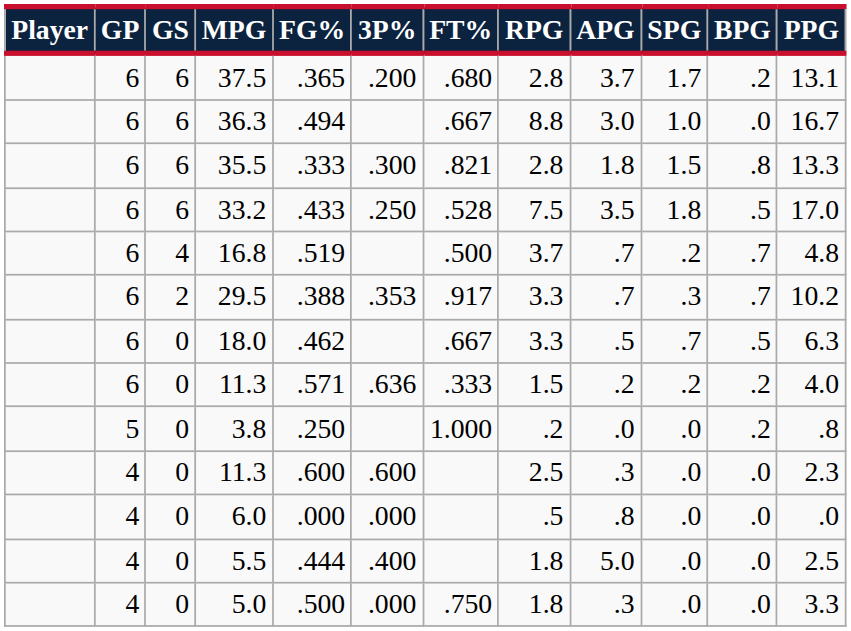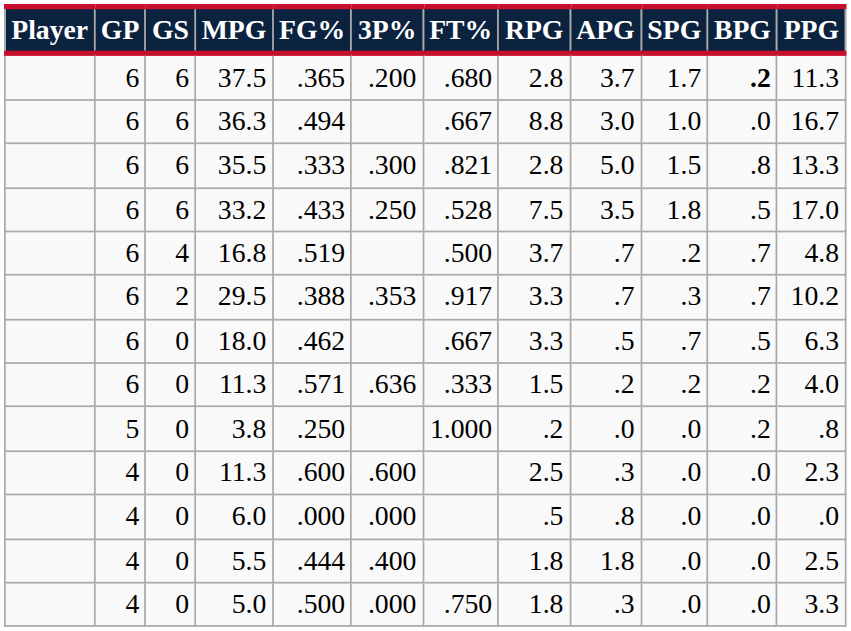(760, 77) normal -> (760, 77) bold
(815, 77) 13.1 -> (815, 77) 11.3
(617, 165) 1.8 -> (617, 165) 5.0
(617, 560) 5.0 -> (617, 560) 1.8
